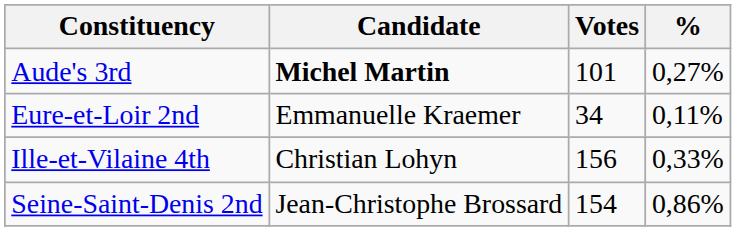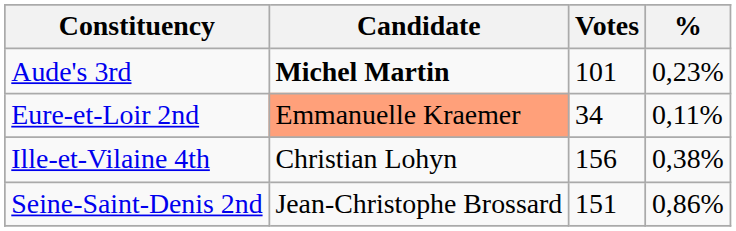(688, 70) 0,27% -> (688, 70) 0,23%
(398, 114) no background -> (398, 114) lightsalmon background
(688, 159) 0,33% -> (688, 159) 0,38%
(596, 203) 154 -> (596, 203) 151
